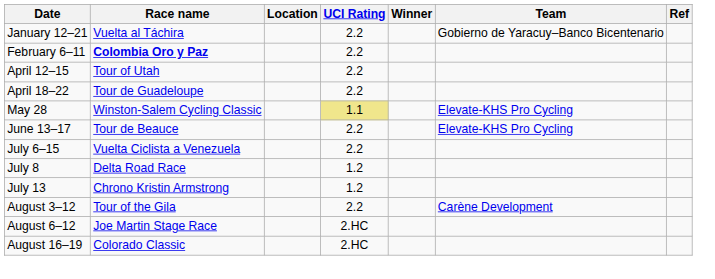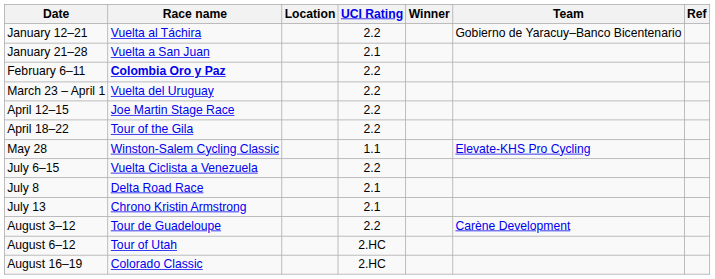+ row: (47, 52)
+ row: (56, 91)
(126, 71) Tour of Utah -> (173, 110) Joe Martin Stage Race
(148, 91) Tour de Guadeloupe -> (152, 129) Tour of the Gila
(354, 110) khaki background -> (372, 149) no background
- row: (39, 129)
(354, 168) 1.2 -> (372, 187) 2.1
(354, 187) 1.2 -> (372, 206) 2.1
(134, 206) Tour of the Gila -> (166, 226) Tour de Guadeloupe
(155, 226) Joe Martin Stage Race -> (144, 245) Tour of Utah
